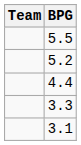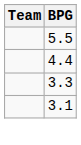- row: (60, 61)
